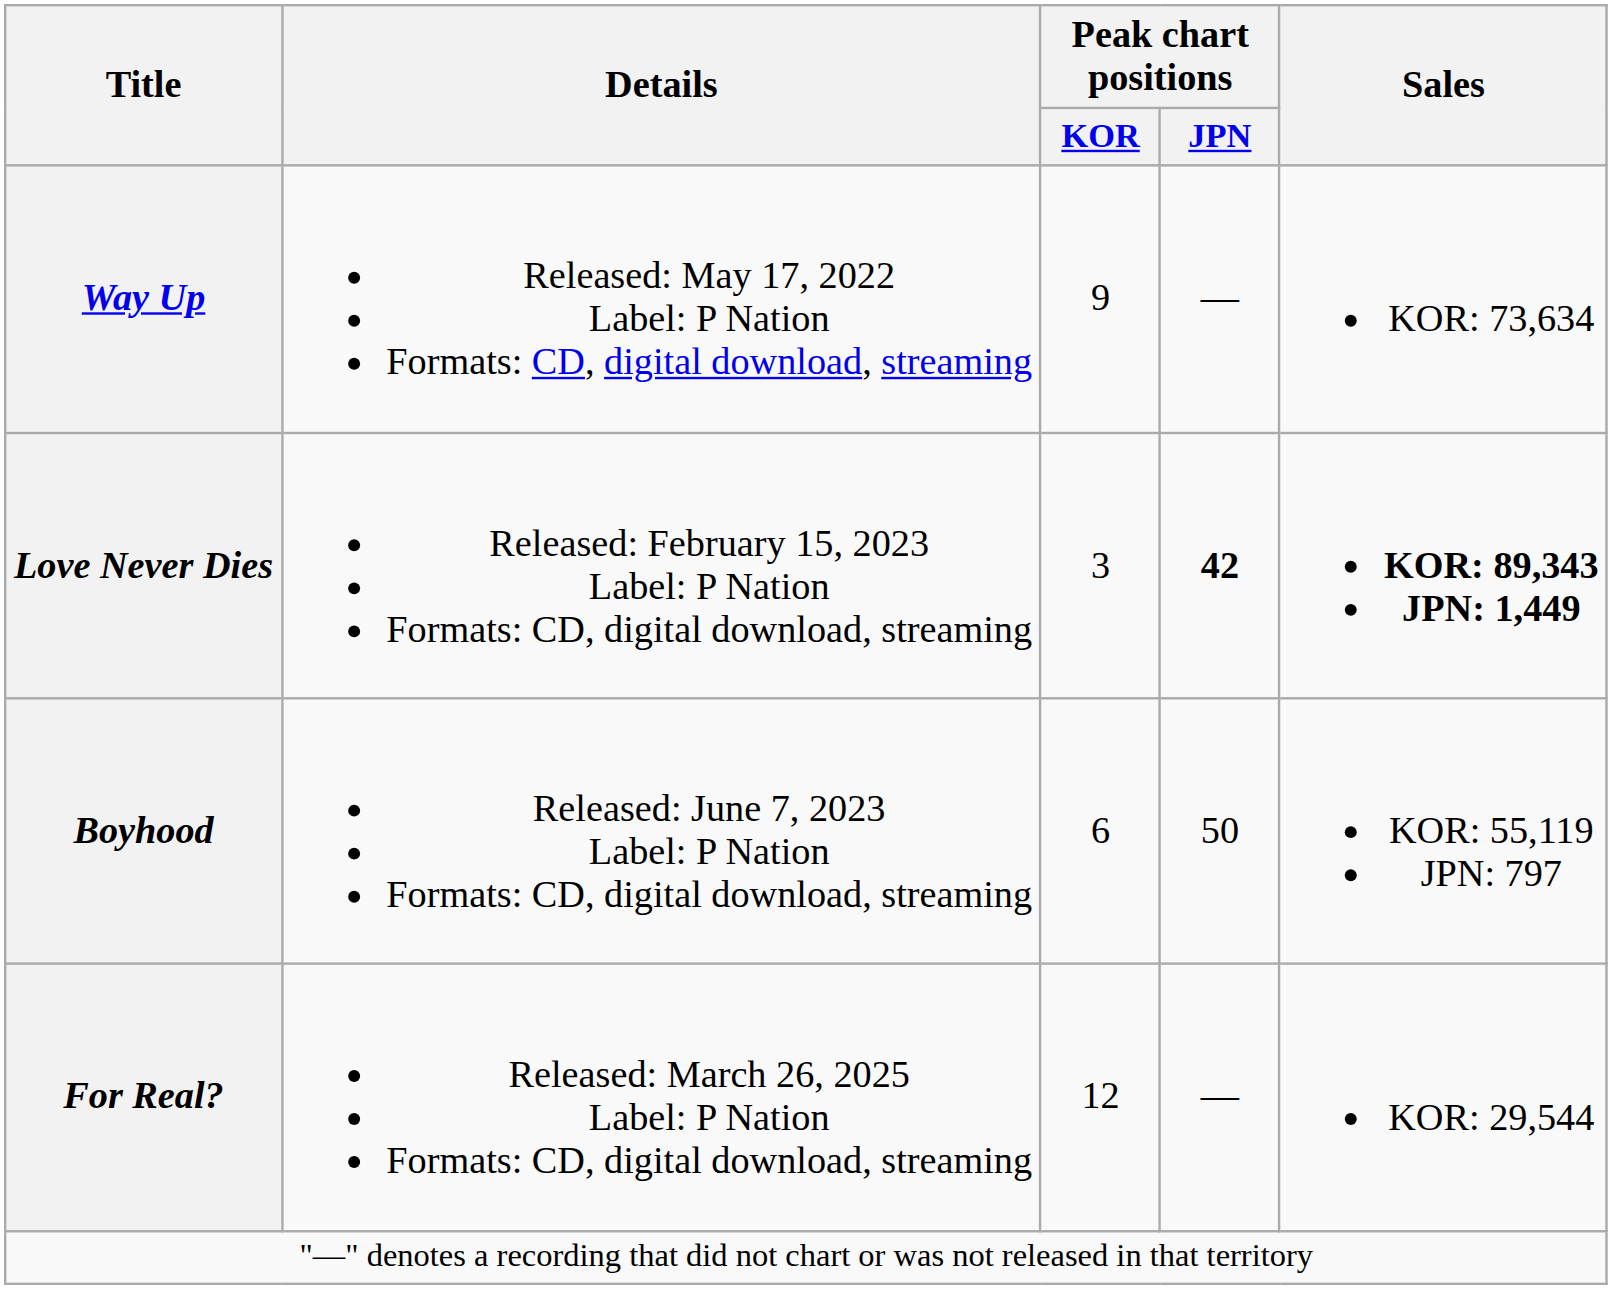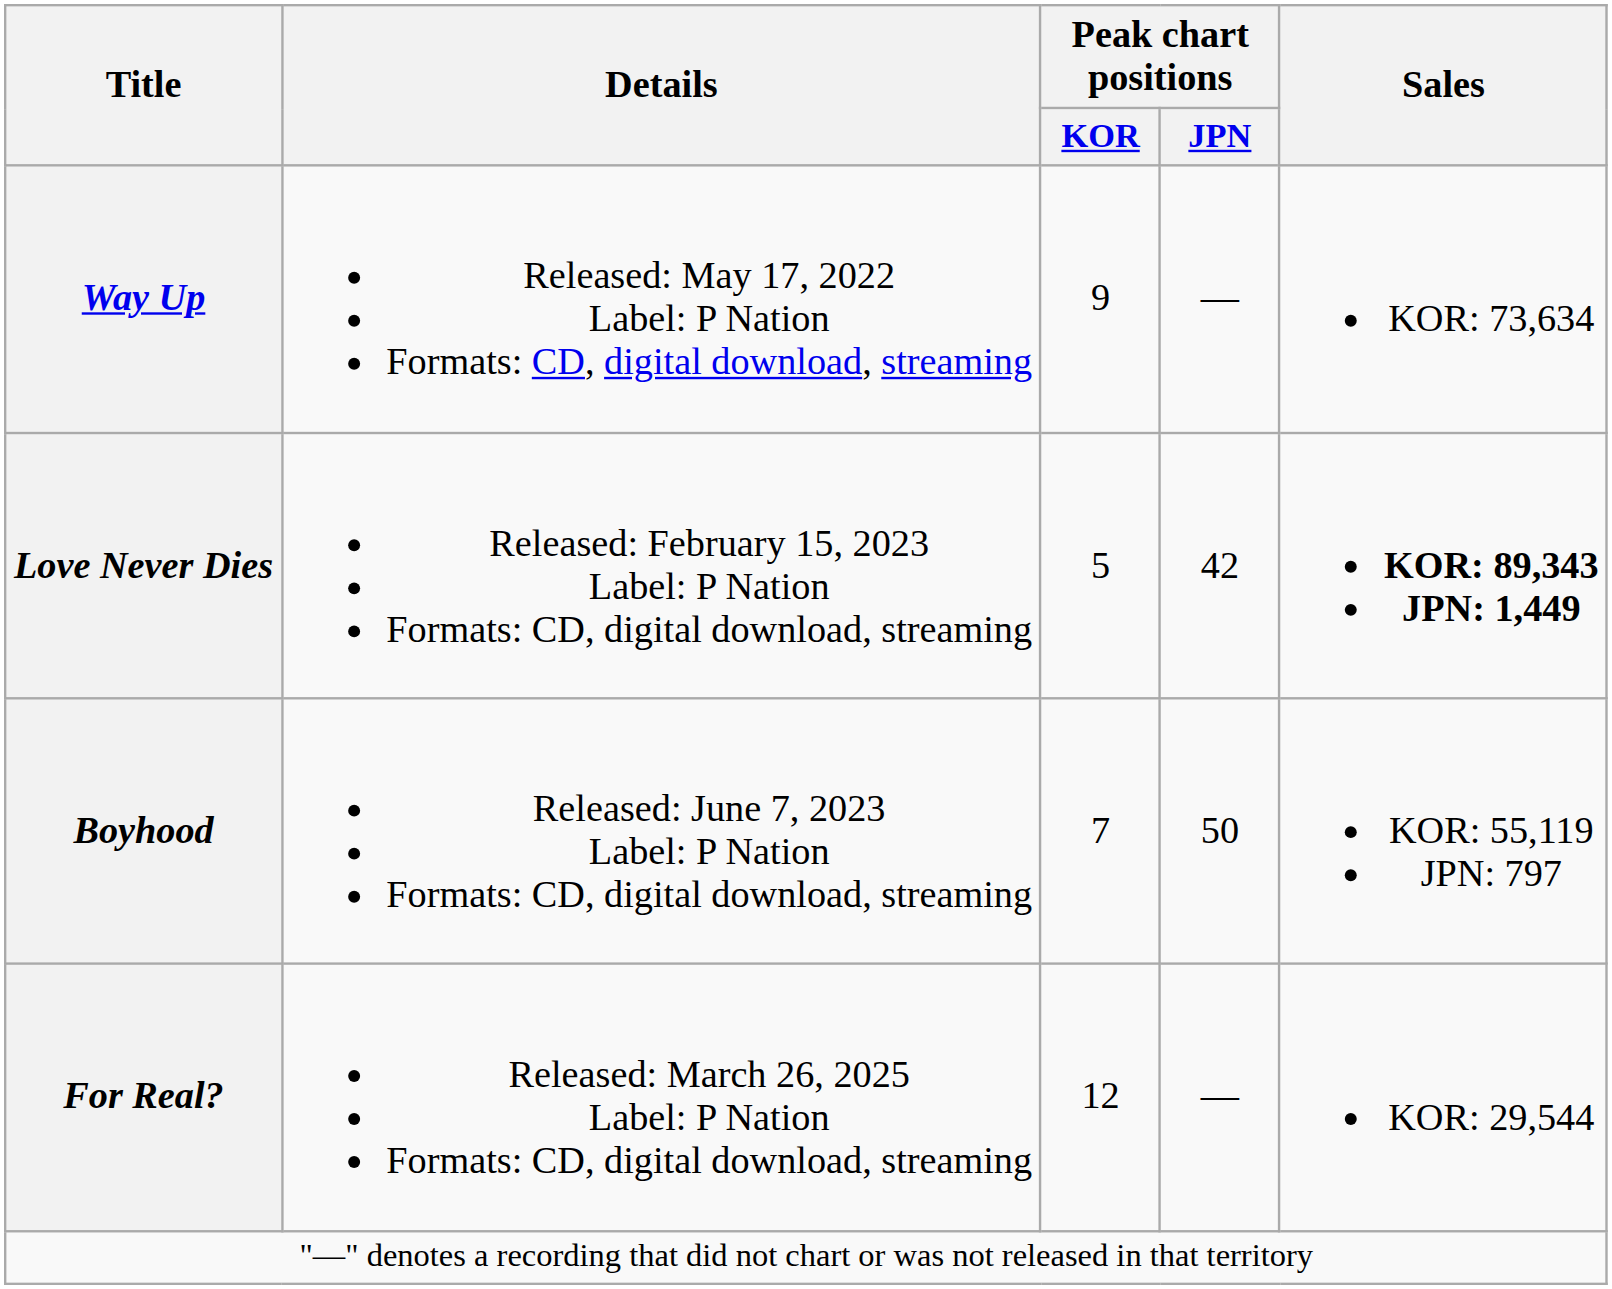(1101, 564) 3 -> (1101, 564) 5
(1220, 564) bold -> (1220, 564) normal
(1101, 830) 6 -> (1101, 830) 7
